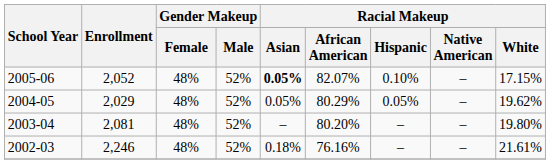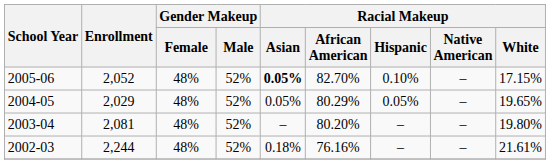(338, 78) 82.07% -> (338, 78) 82.70%
(520, 101) 19.62% -> (520, 101) 19.65%
(119, 148) 2,246 -> (119, 148) 2,244
